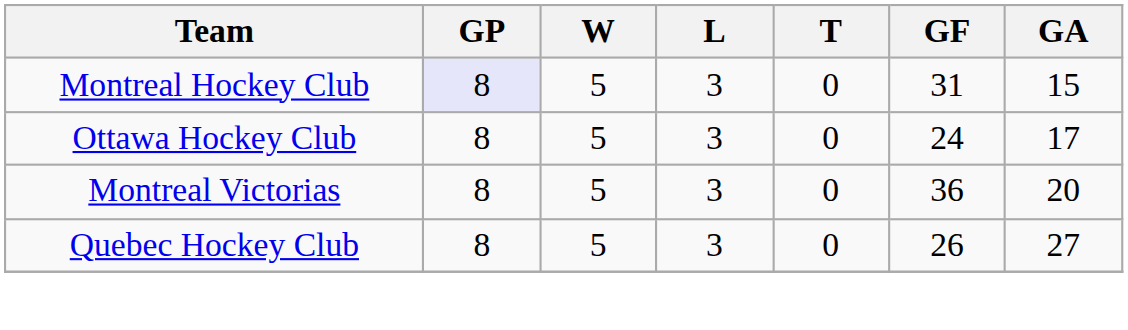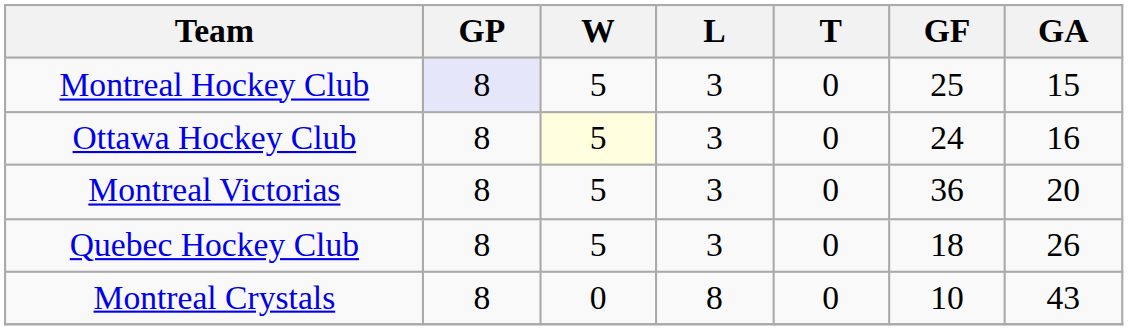(947, 84) 31 -> (947, 84) 25
(598, 137) no background -> (598, 137) lightyellow background
(1063, 137) 17 -> (1063, 137) 16
(947, 244) 26 -> (947, 244) 18
(1063, 244) 27 -> (1063, 244) 26
+ row: (214, 297)
